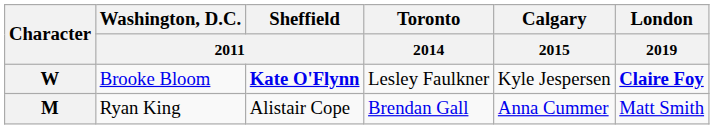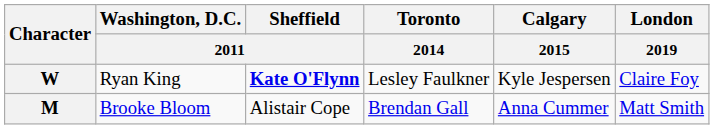(155, 78) Brooke Bloom -> (140, 78) Ryan King
(662, 78) bold -> (659, 78) normal
(140, 108) Ryan King -> (155, 108) Brooke Bloom
